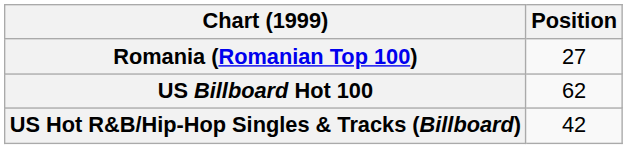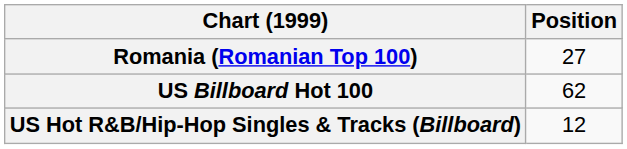(574, 125) 42 -> (574, 125) 12
